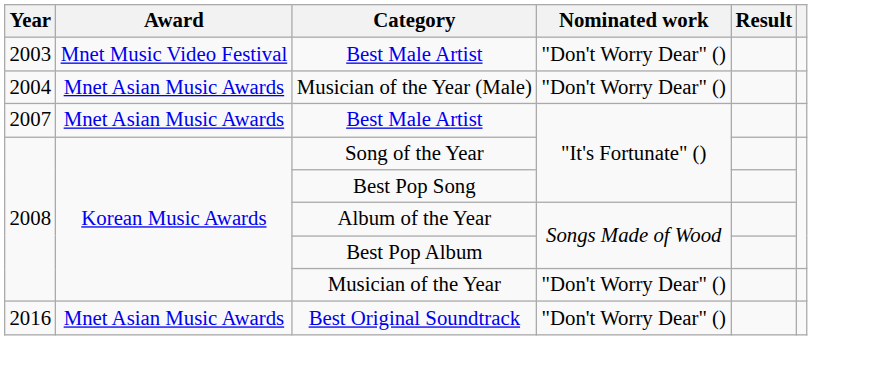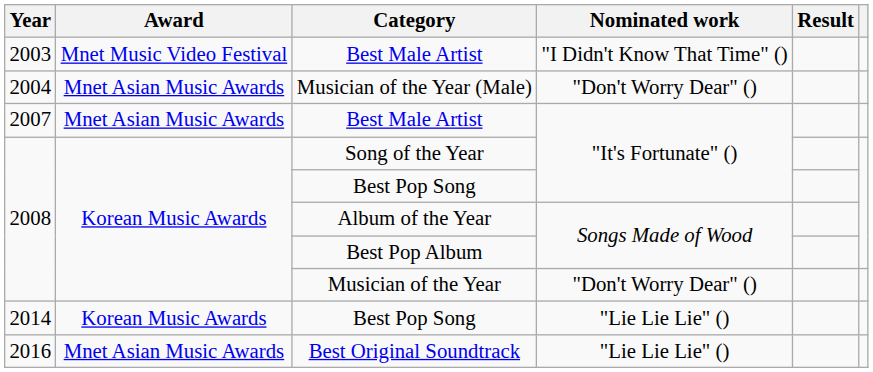(634, 53) "Don't Worry Dear" () -> (665, 53) "I Didn't Know That Time" ()
+ row: (30, 317)
(634, 317) "Don't Worry Dear" () -> (665, 350) "Lie Lie Lie" ()
